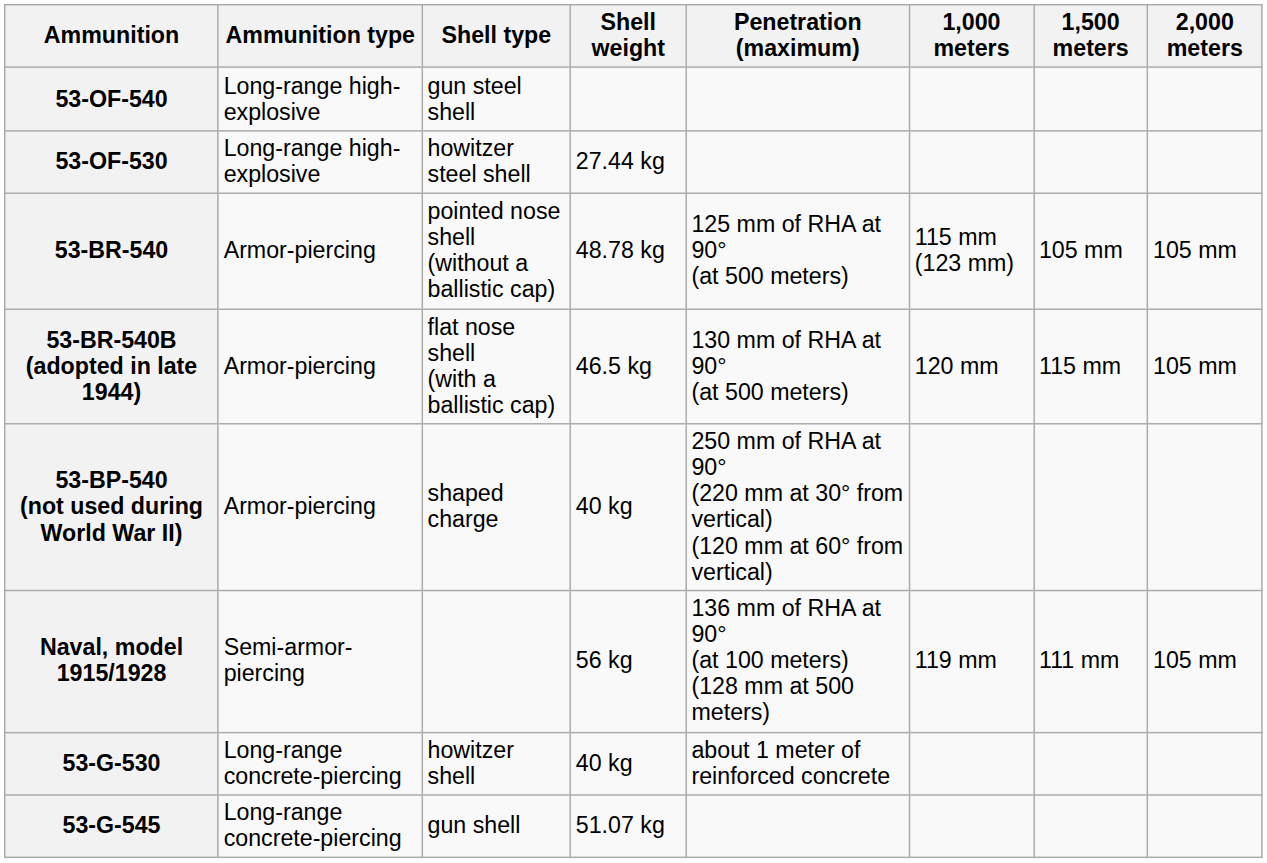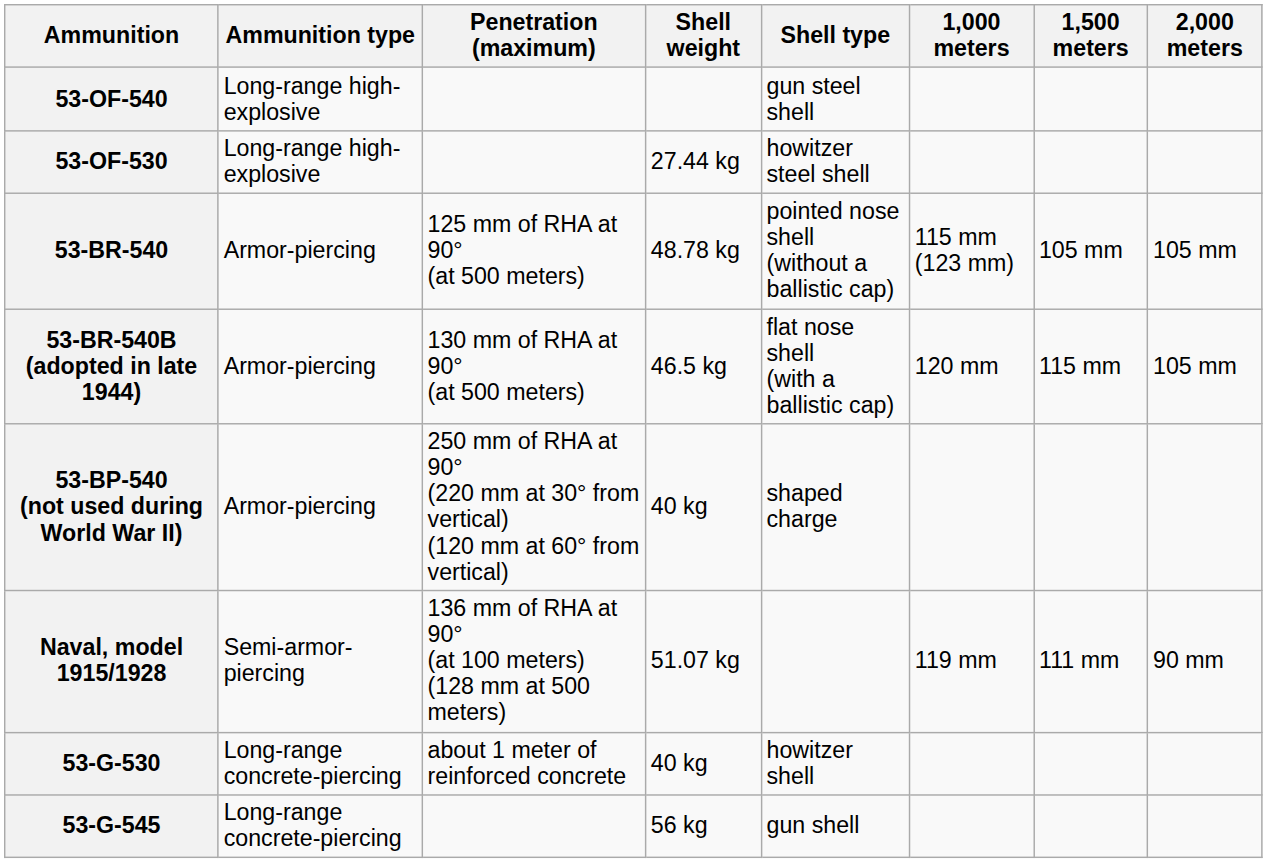columns swapped: (496, 35) <-> (798, 35)
(604, 661) 56 kg -> (695, 661) 51.07 kg
(1195, 661) 105 mm -> (1188, 661) 90 mm
(620, 826) 51.07 kg -> (679, 826) 56 kg
